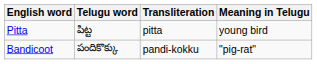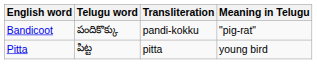rows swapped: (30, 49) <-> (17, 30)
